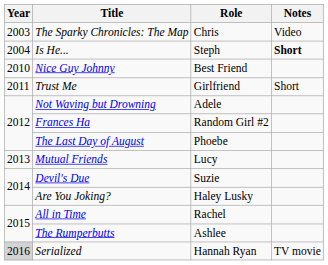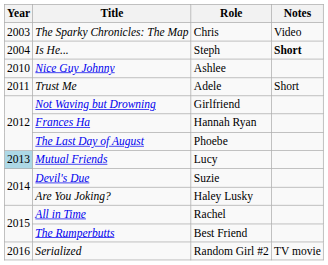(221, 68) Best Friend -> (210, 68) Ashlee
(217, 86) Girlfriend -> (208, 86) Adele
(208, 104) Adele -> (217, 104) Girlfriend
(231, 123) Random Girl #2 -> (225, 123) Hannah Ryan
(19, 159) no background -> (19, 159) lightblue background
(210, 232) Ashlee -> (221, 232) Best Friend
(19, 251) lightgrey background -> (19, 251) no background
(225, 251) Hannah Ryan -> (231, 251) Random Girl #2
